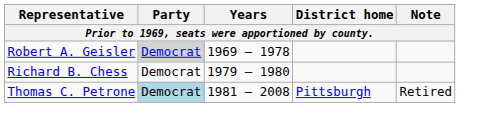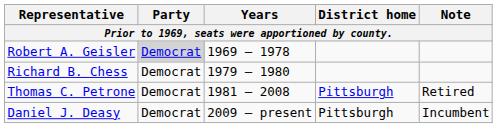(171, 92) lightblue background -> (171, 92) no background
+ row: (64, 112)
